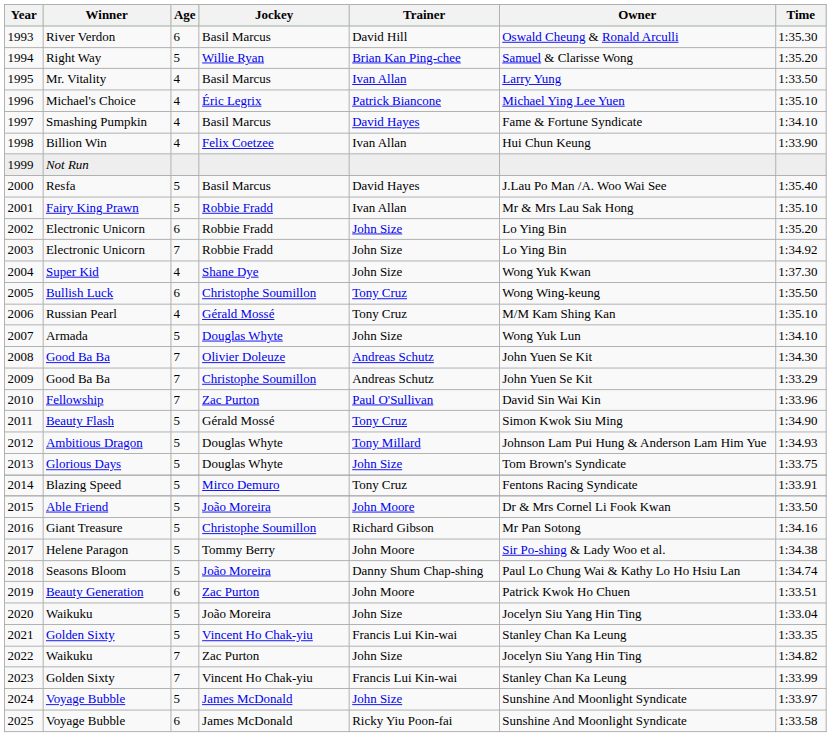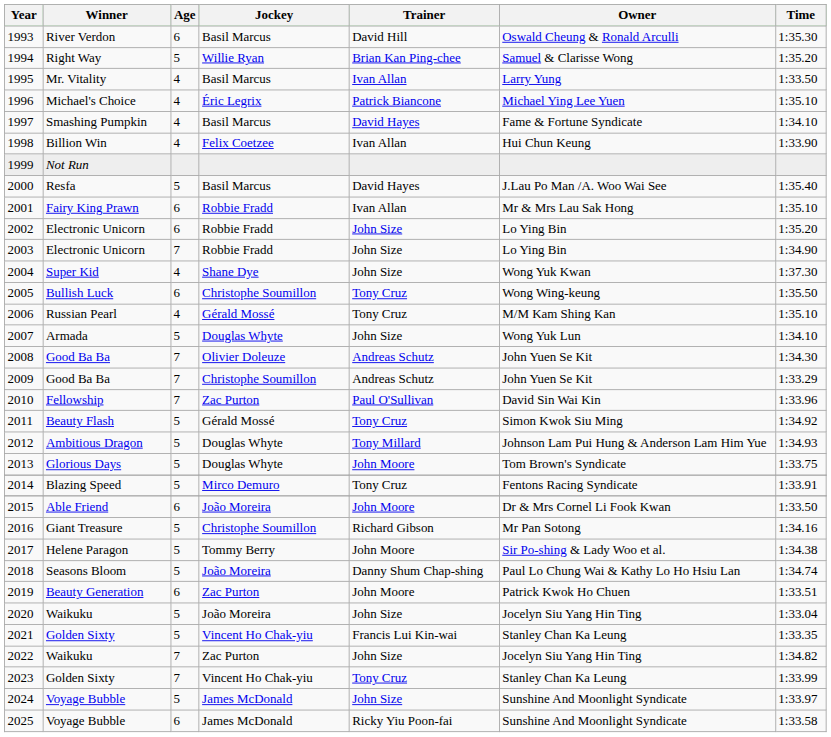(177, 207) 5 -> (177, 207) 6
(798, 250) 1:34.92 -> (798, 250) 1:34.90
(798, 421) 1:34.90 -> (798, 421) 1:34.92
(377, 464) John Size -> (383, 464) John Moore
(177, 507) 5 -> (177, 507) 6
(405, 678) Francis Lui Kin-wai -> (380, 678) Tony Cruz
